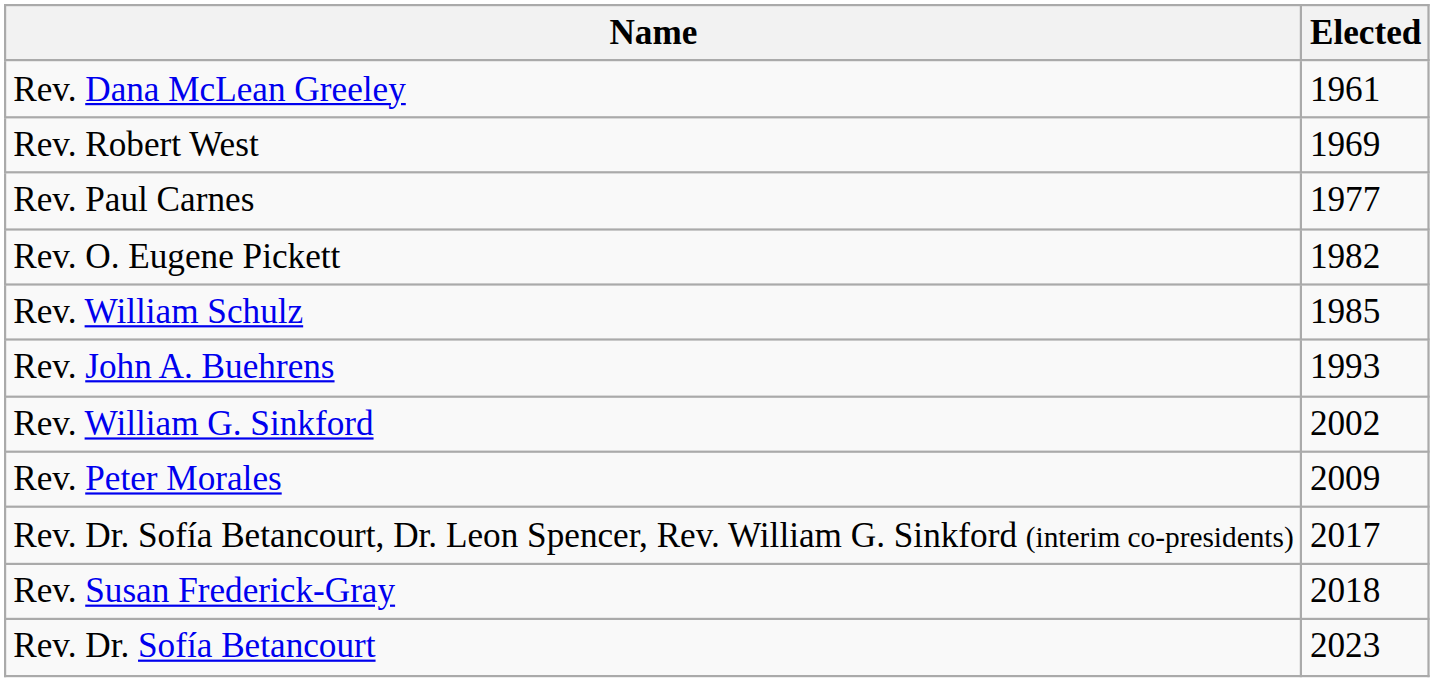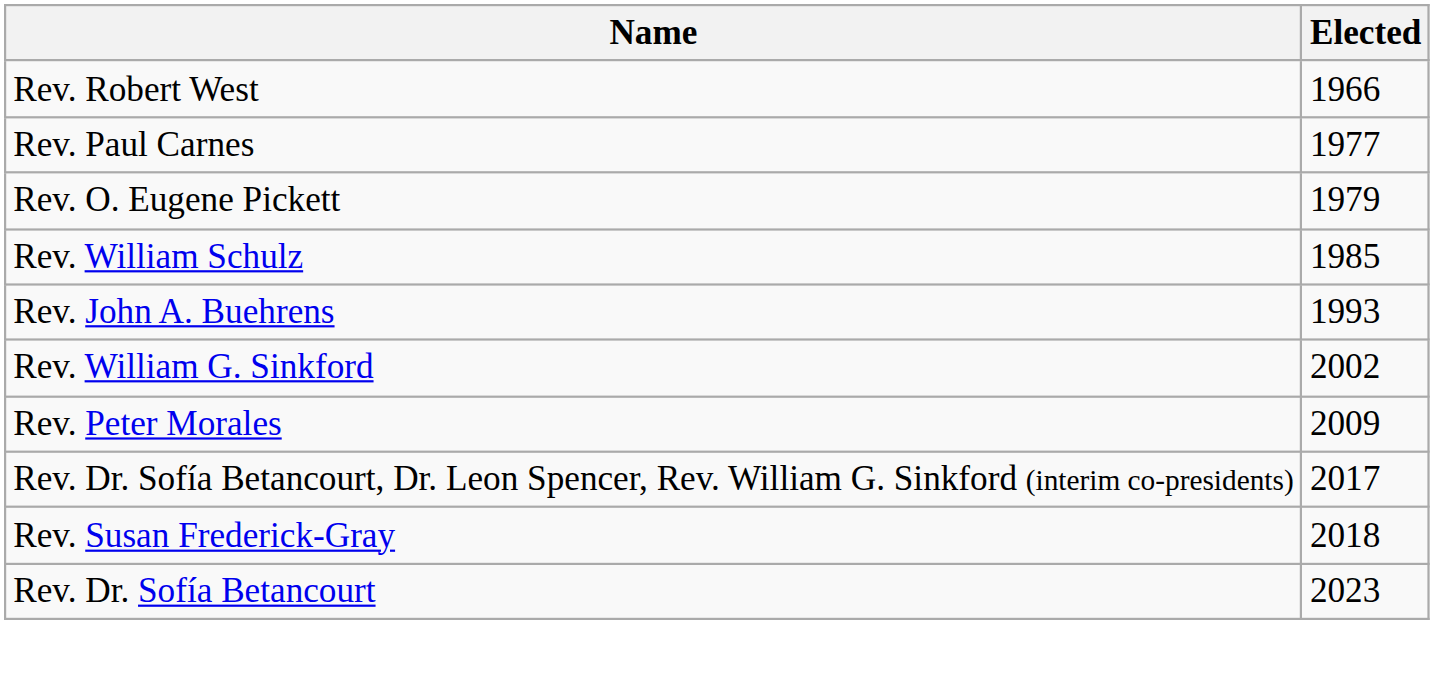- row: (209, 88)
(1345, 144) 1969 -> (1345, 88) 1966
(1345, 255) 1982 -> (1345, 199) 1979
